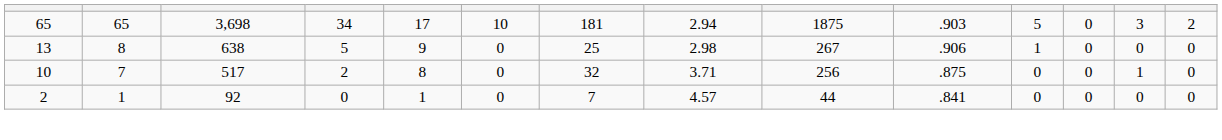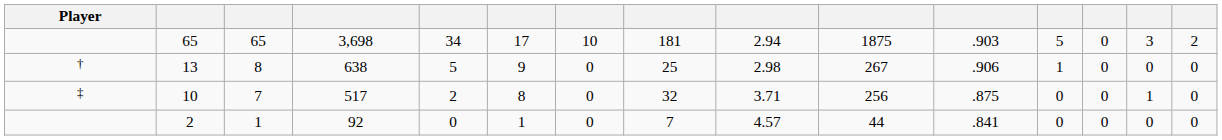+ column: (80, 16)
